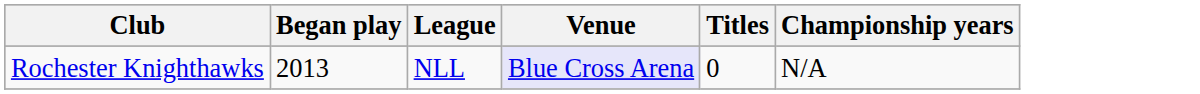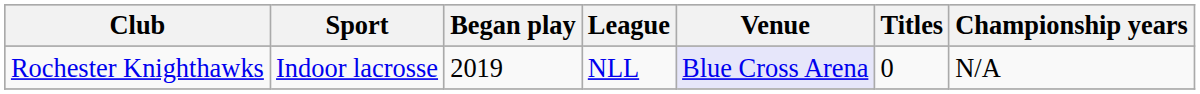+ column: (357, 25)
(302, 67) 2013 -> (477, 67) 2019
